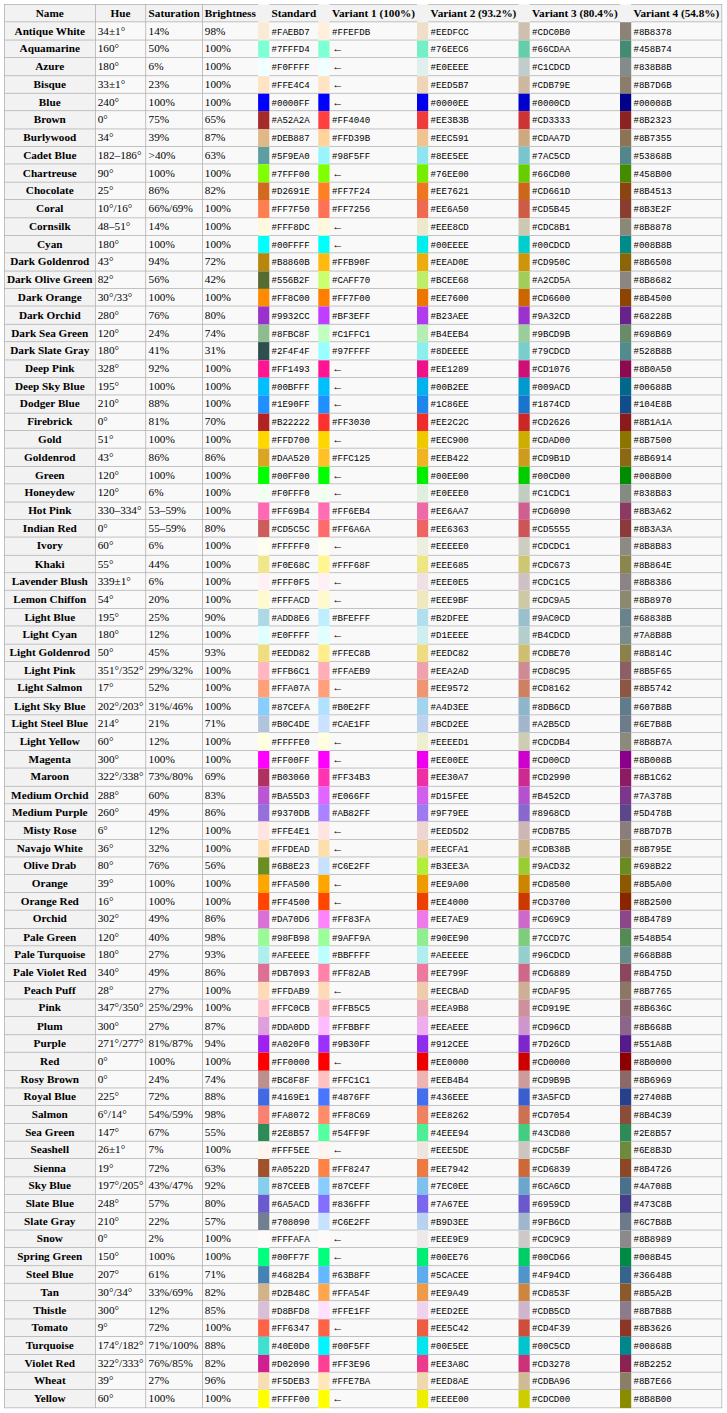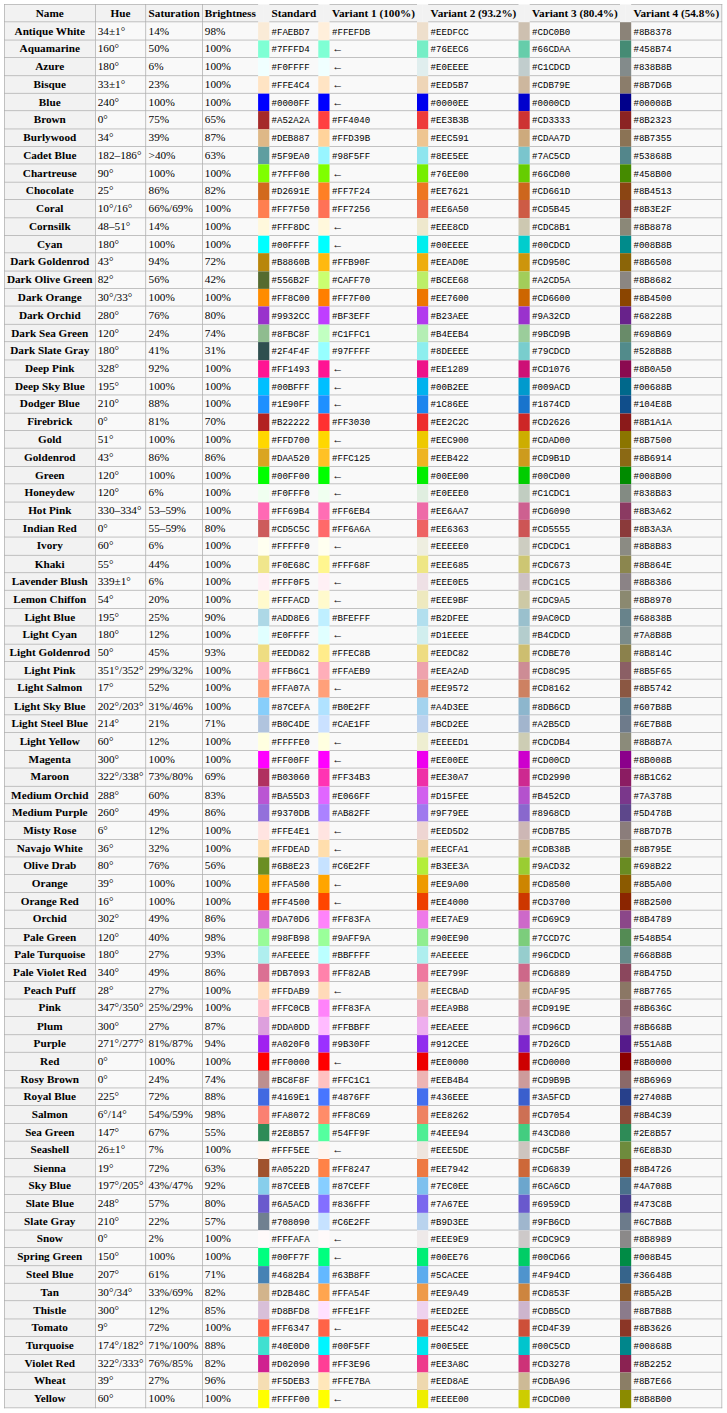(351, 1009) #FFB5C5 -> (351, 1009) #FF83FA
